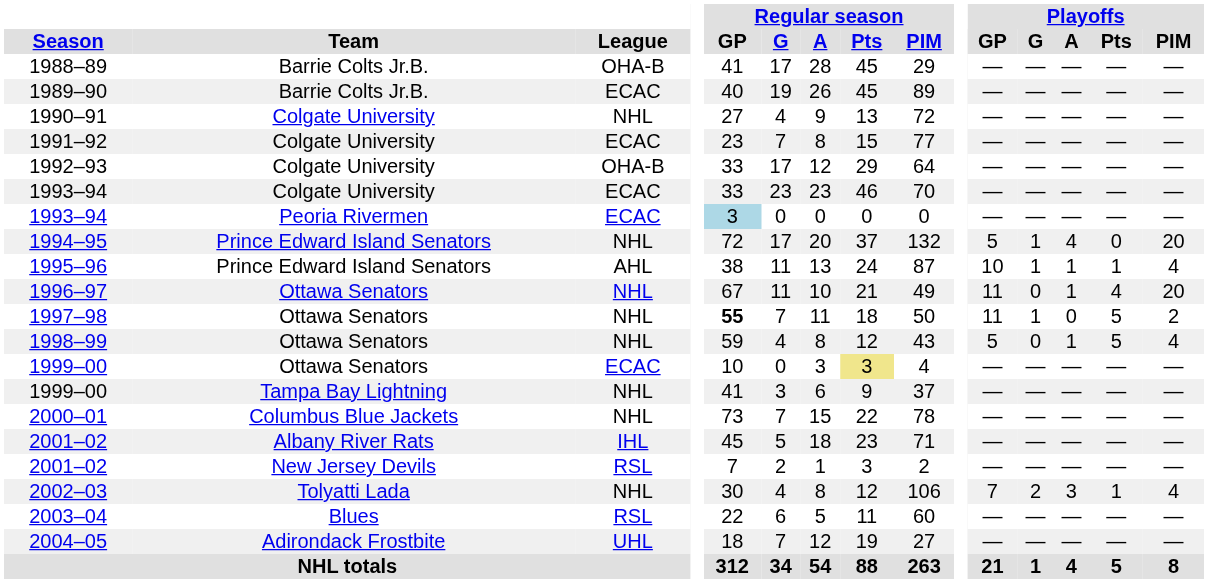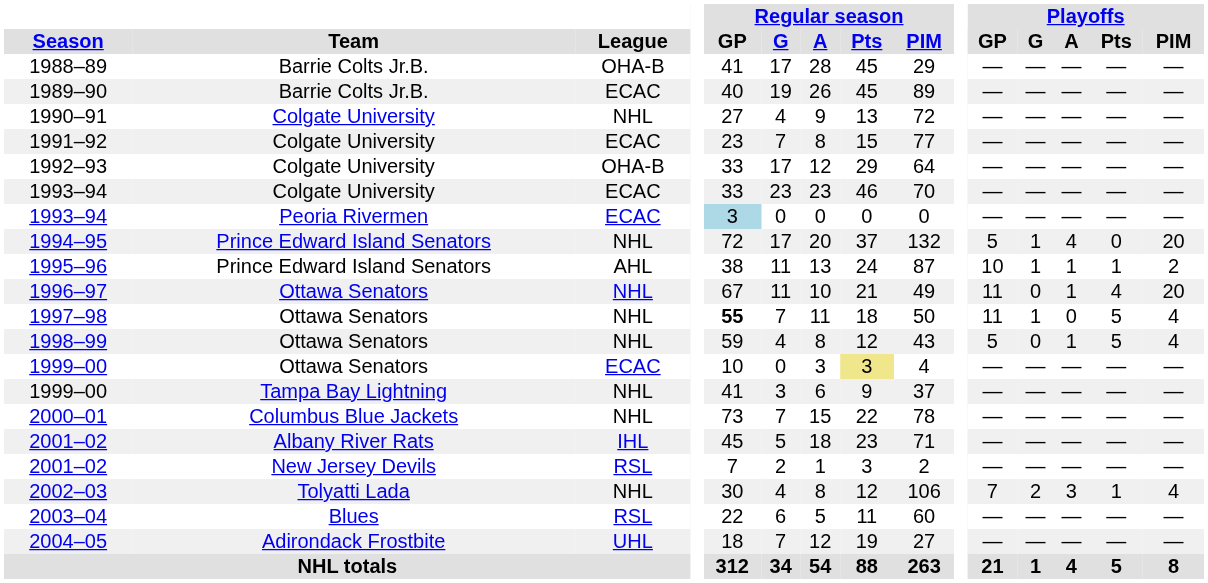(1174, 266) 4 -> (1174, 266) 2
(1174, 316) 2 -> (1174, 316) 4
